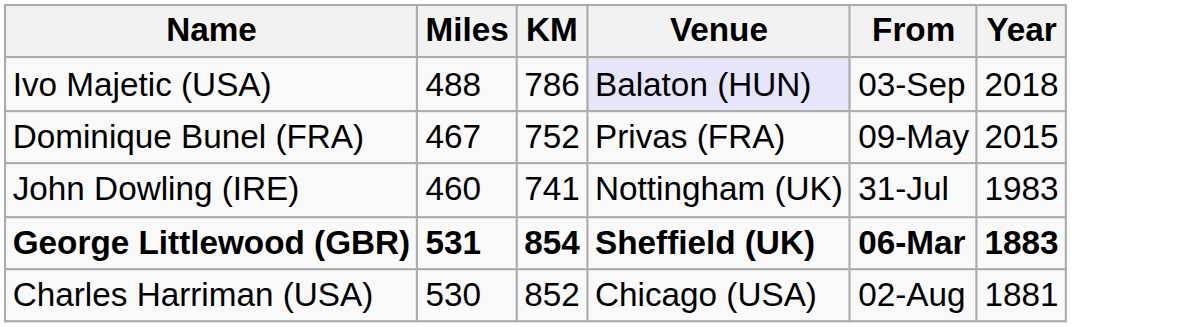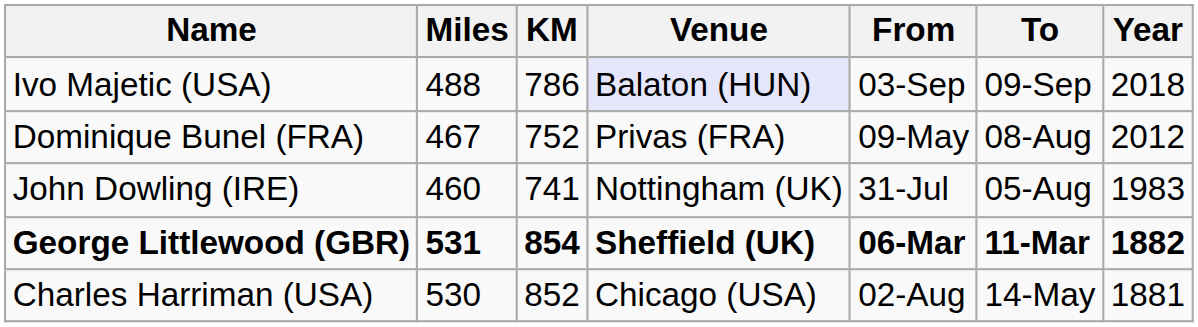+ column: (1040, 30)
(1022, 136) 2015 -> (1148, 136) 2012
(1022, 242) 1883 -> (1148, 242) 1882
